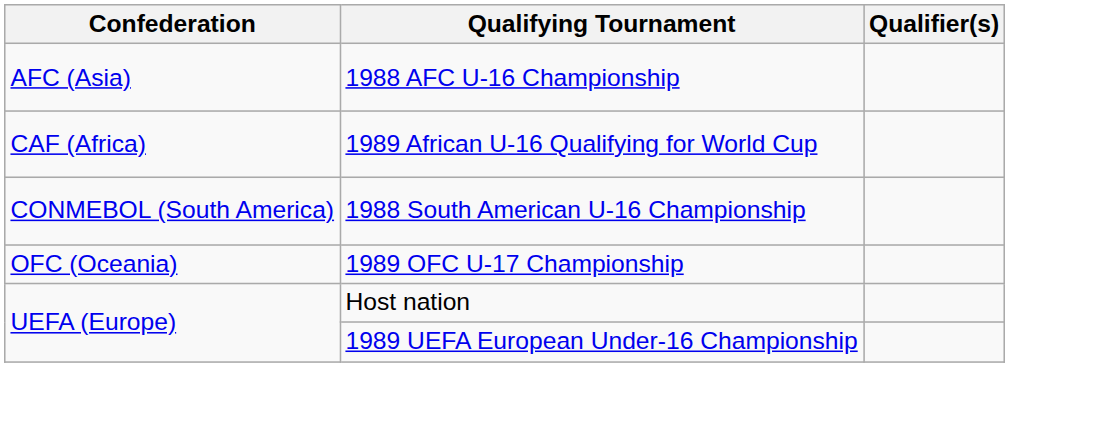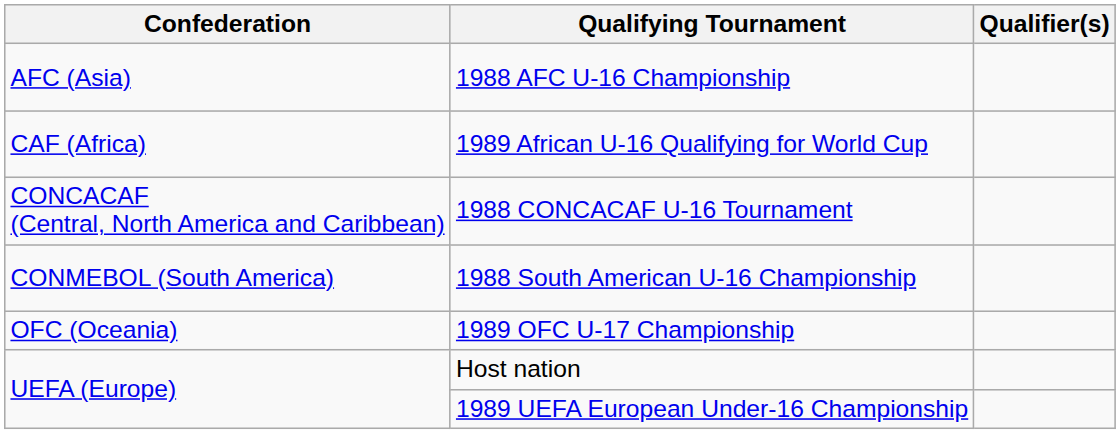+ row: (654, 210)
